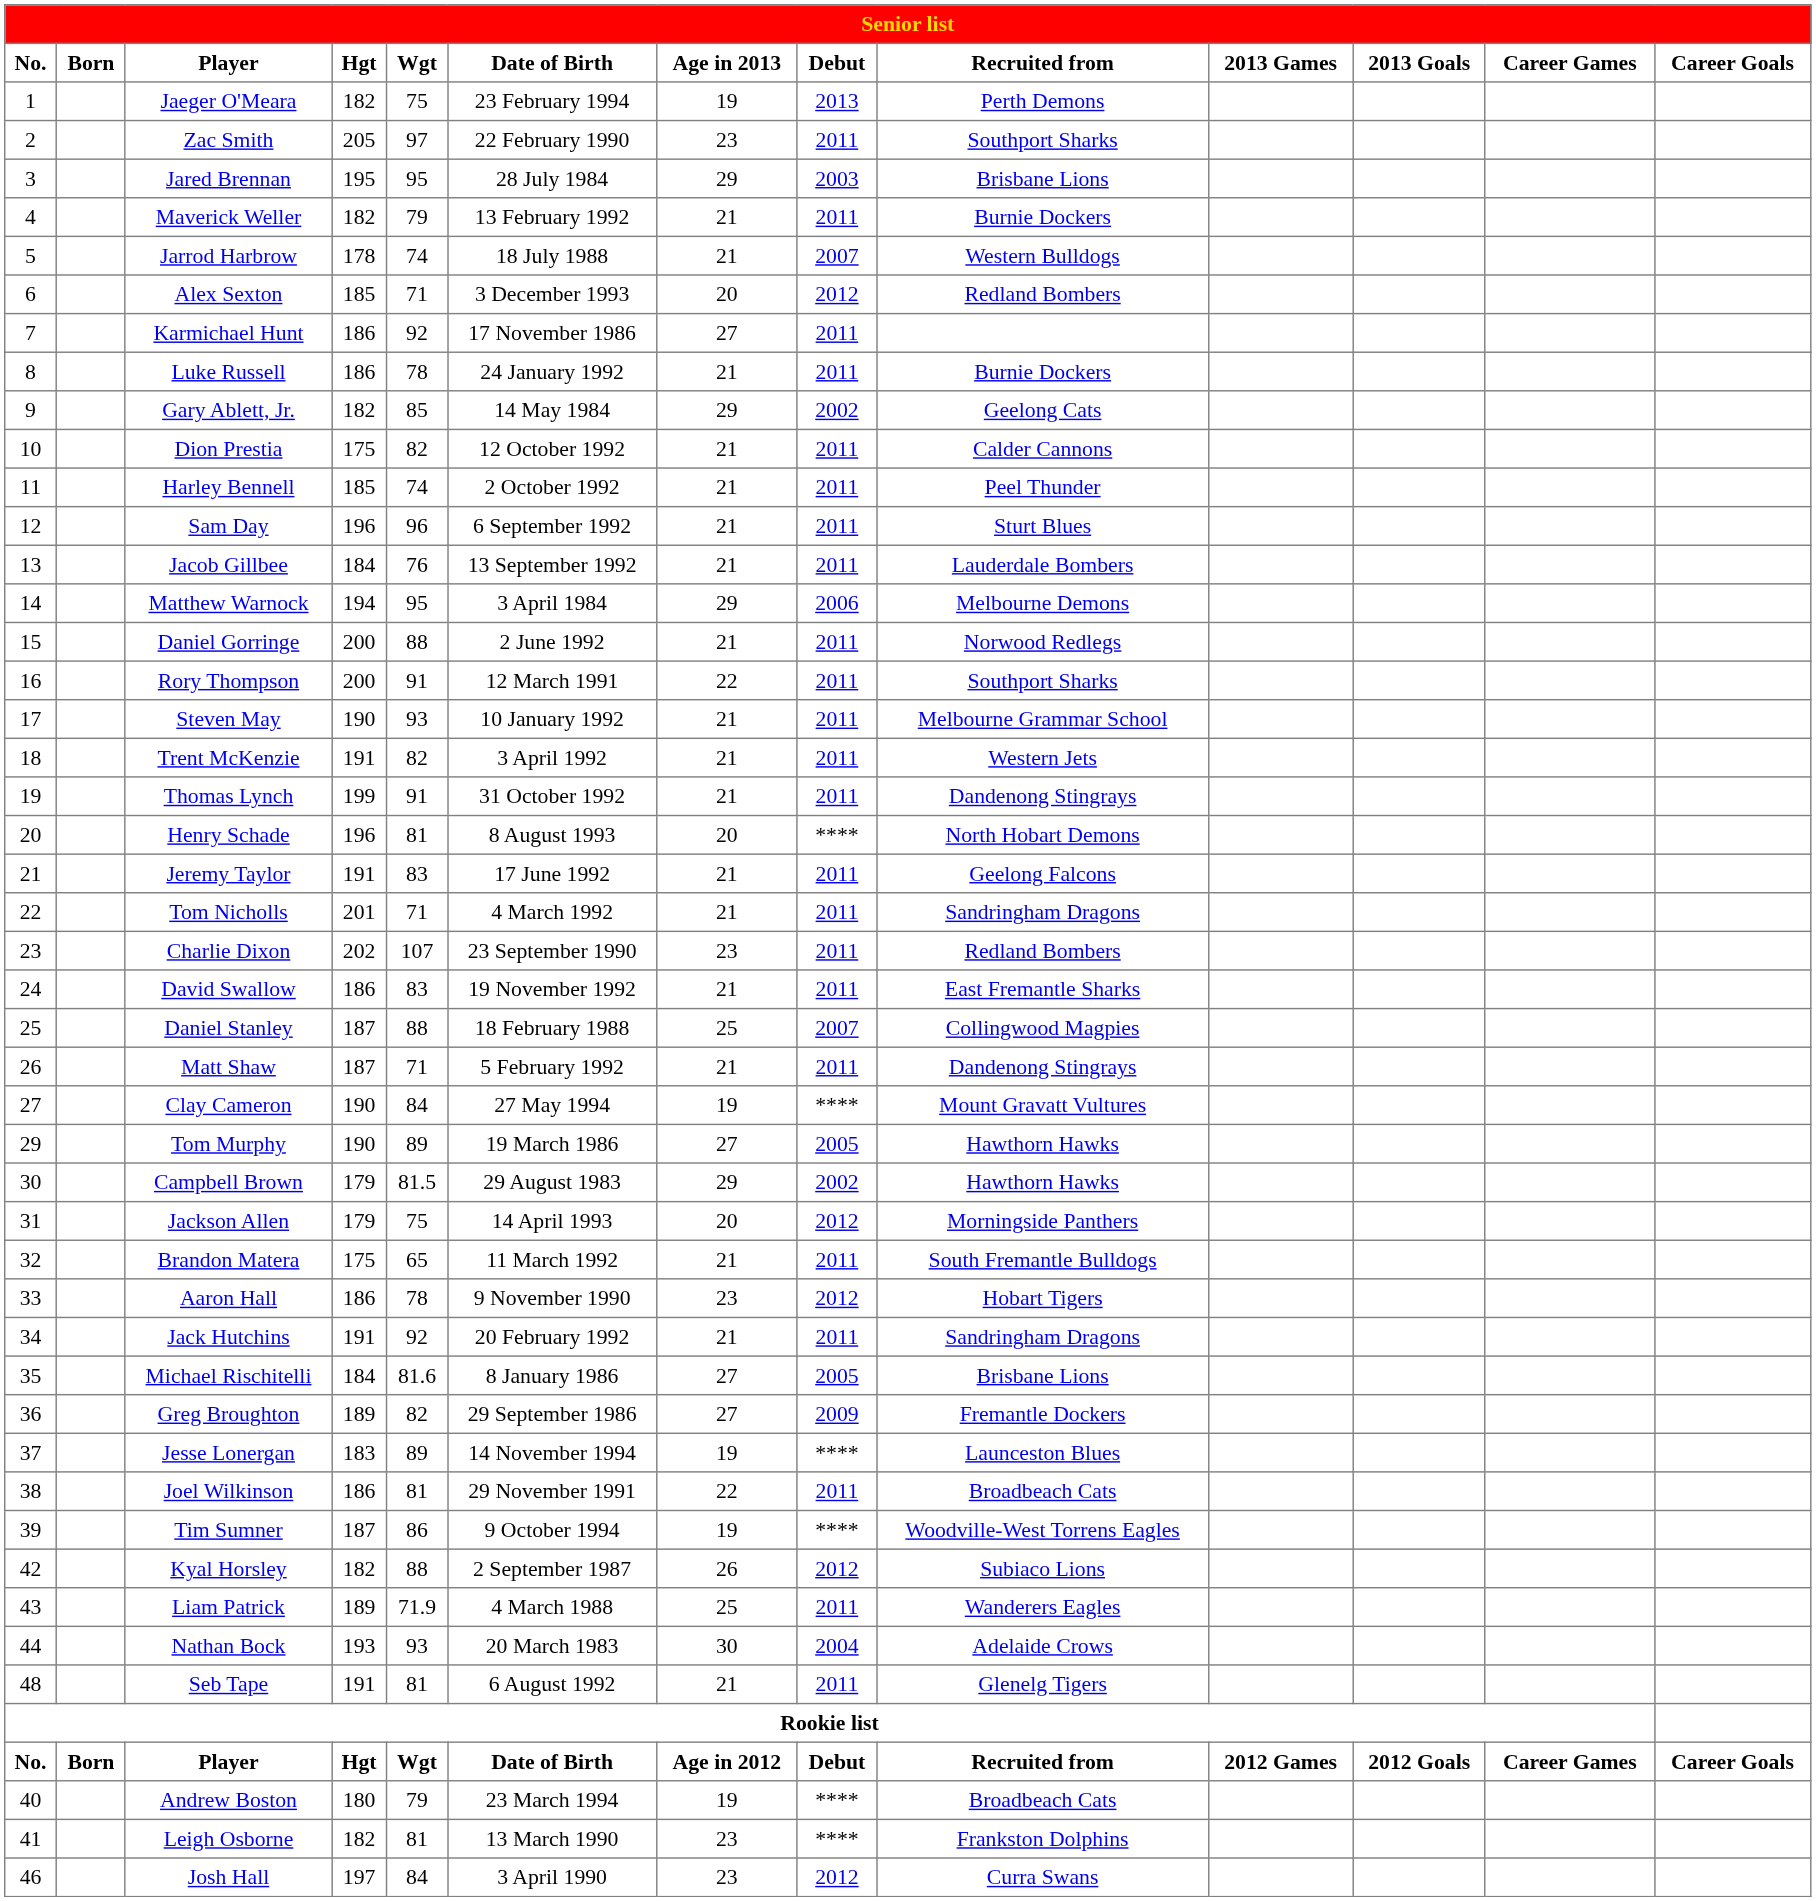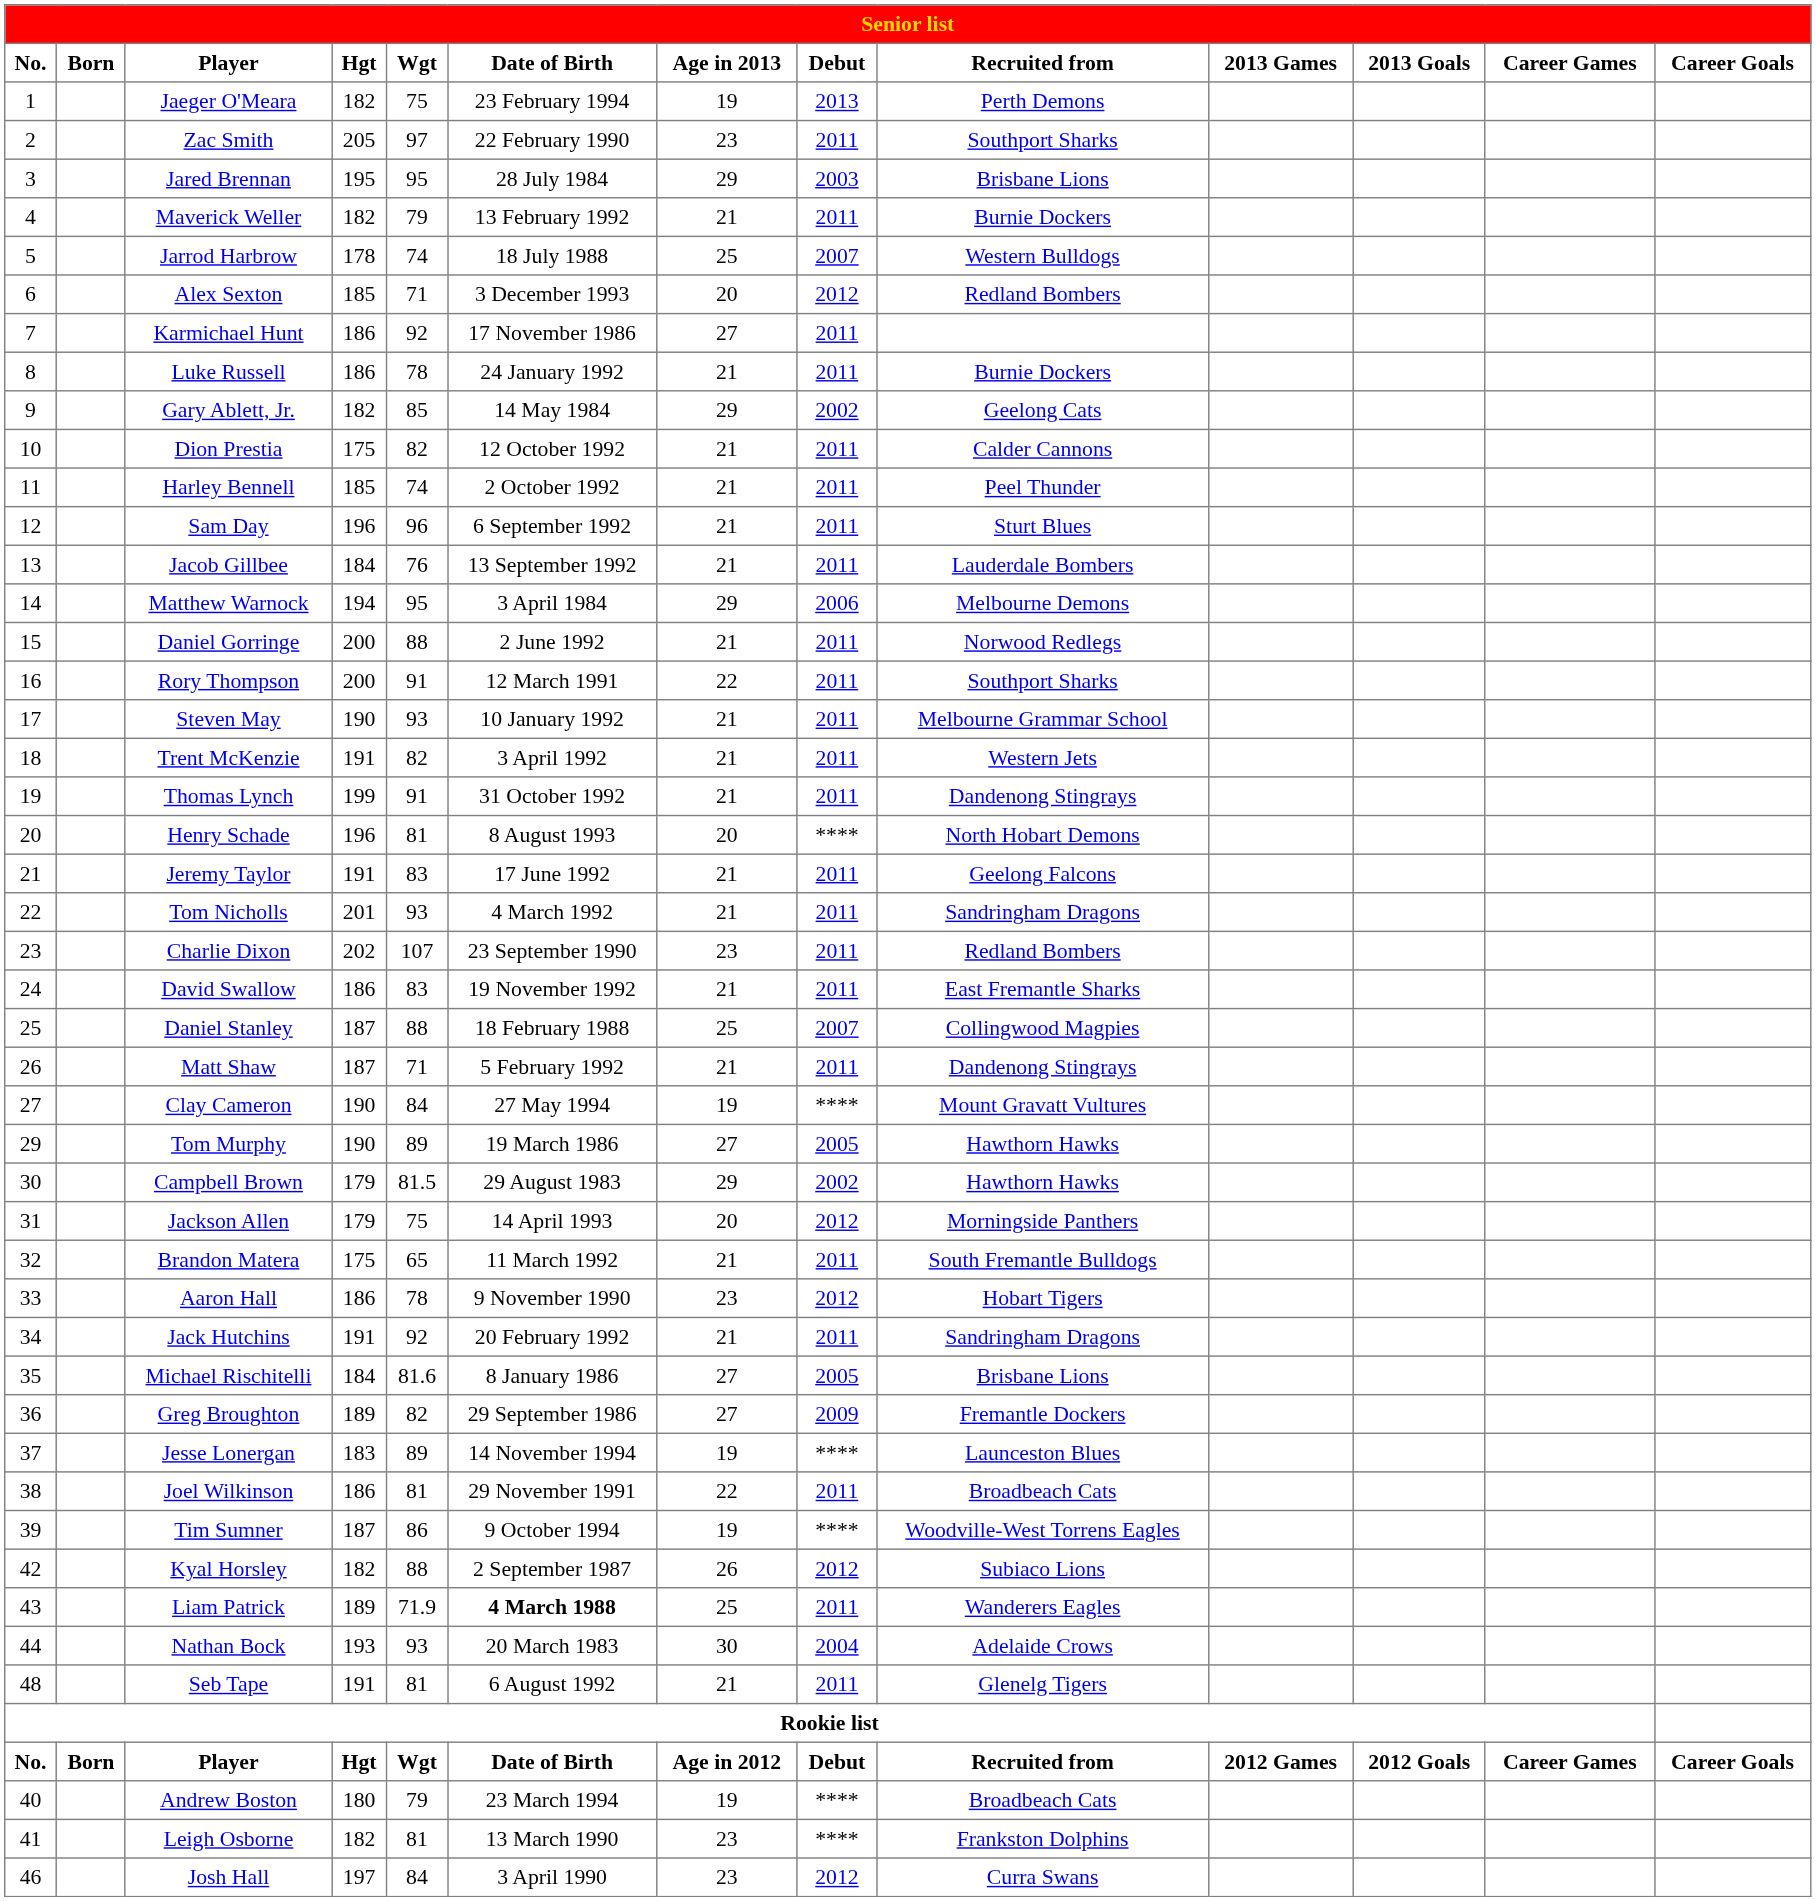(727, 255) 21 -> (727, 255) 25
(417, 911) 71 -> (417, 911) 93
(552, 1606) normal -> (552, 1606) bold
